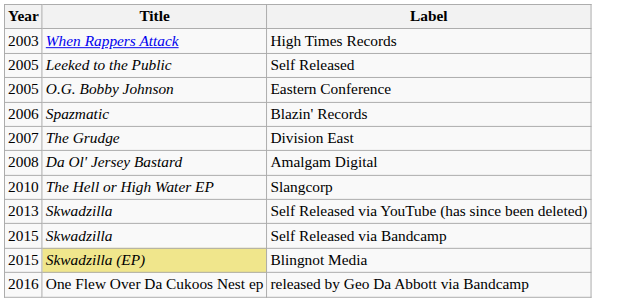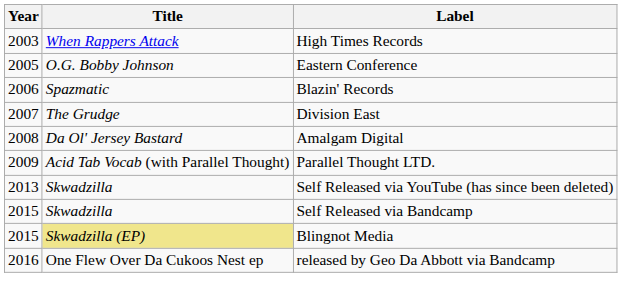- row: (312, 65)
+ row: (366, 162)
- row: (302, 187)
